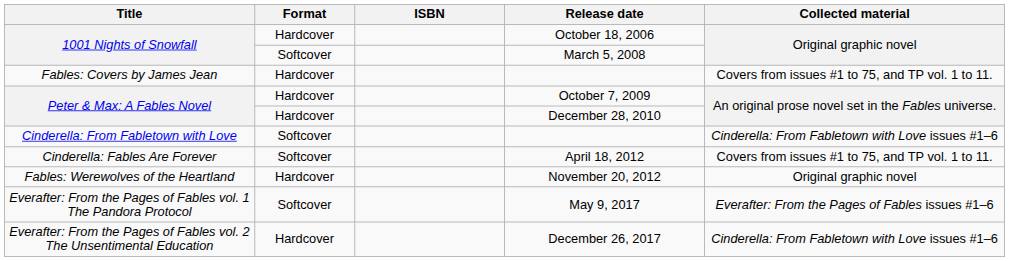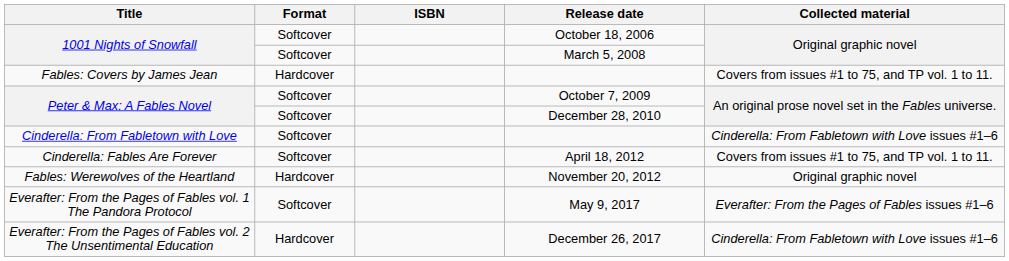(304, 34) Hardcover -> (304, 34) Softcover
(304, 95) Hardcover -> (304, 95) Softcover
(304, 116) Hardcover -> (304, 116) Softcover
